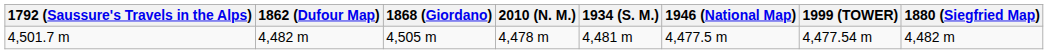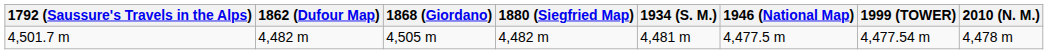columns swapped: (972, 15) <-> (537, 15)
